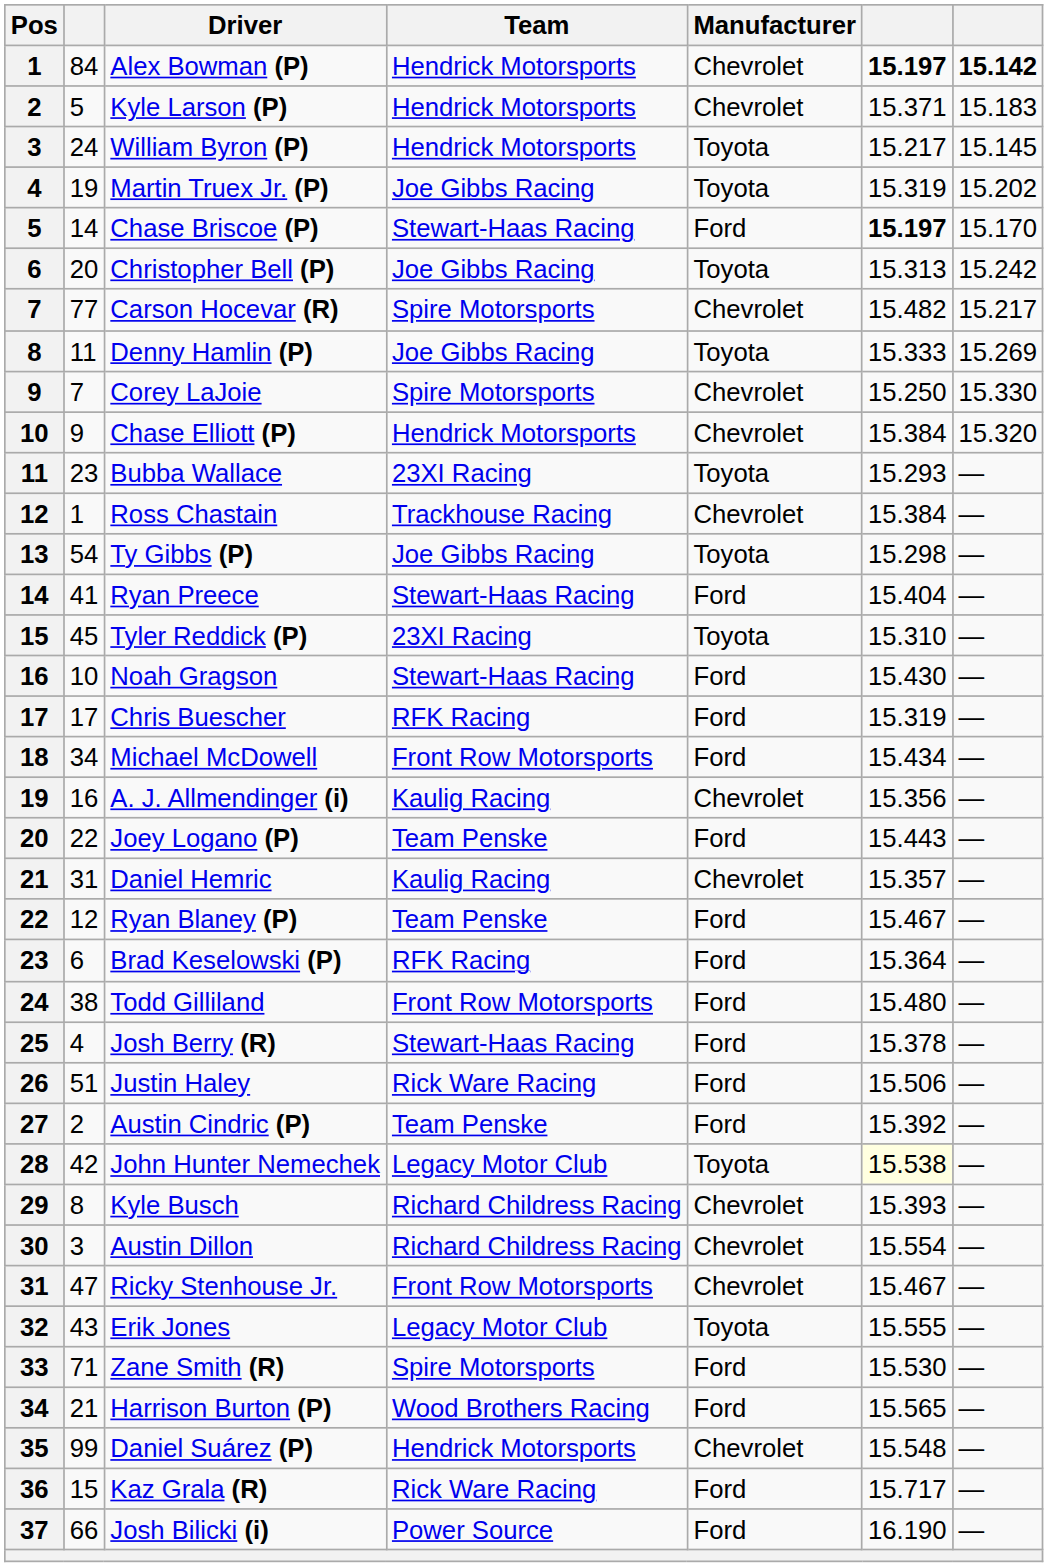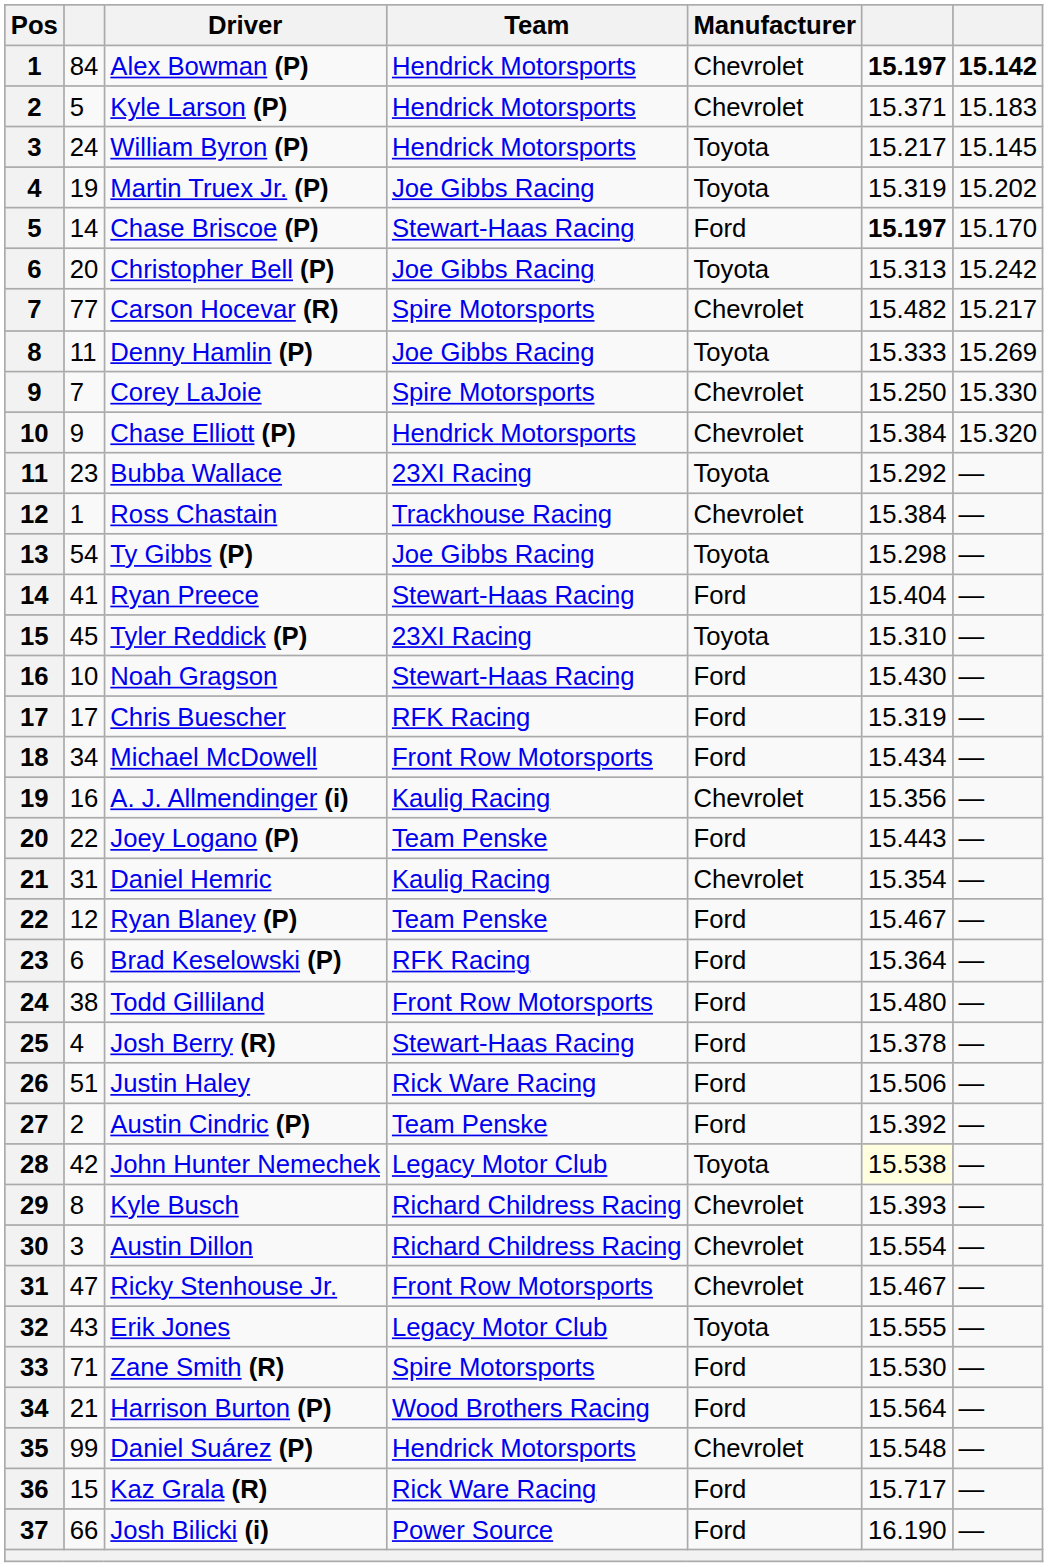(907, 473) 15.293 -> (907, 473) 15.292
(907, 879) 15.357 -> (907, 879) 15.354
(907, 1408) 15.565 -> (907, 1408) 15.564
